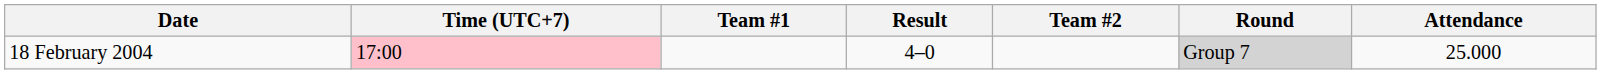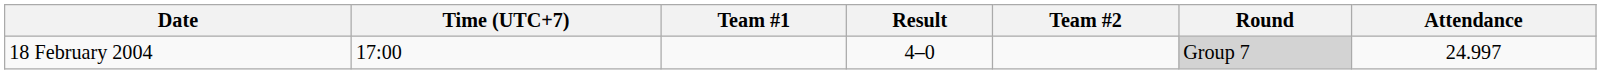(379, 52) pink background -> (379, 52) no background
(1474, 52) 25.000 -> (1474, 52) 24.997
